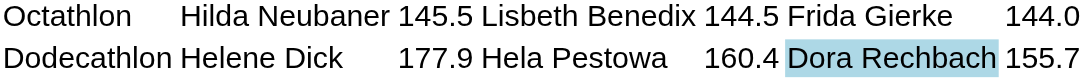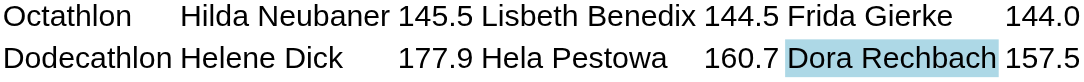(742, 57) 160.4 -> (742, 57) 160.7
(1043, 57) 155.7 -> (1043, 57) 157.5
